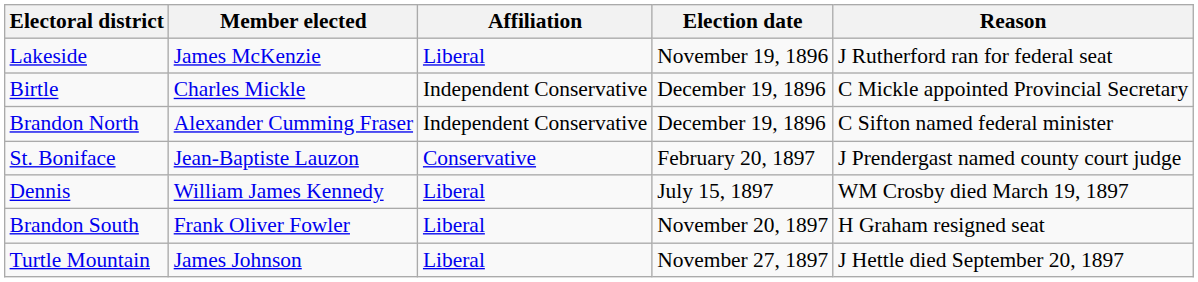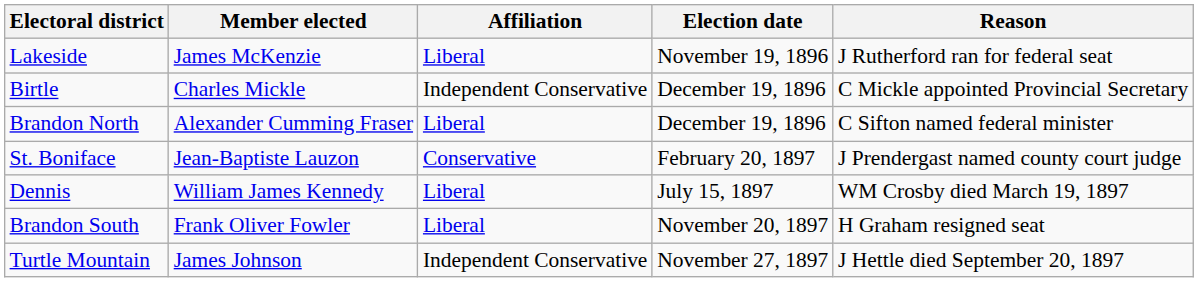(535, 123) Independent Conservative -> (454, 123) Liberal
(454, 259) Liberal -> (535, 259) Independent Conservative
